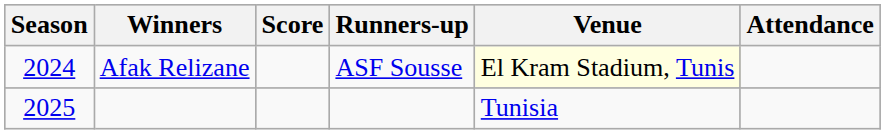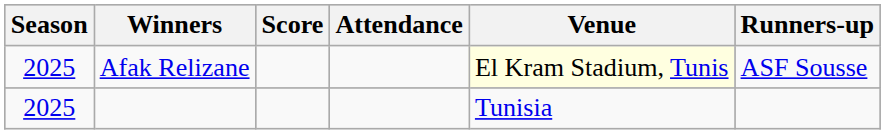columns swapped: (402, 25) <-> (810, 25)
(49, 66) 2024 -> (49, 66) 2025
